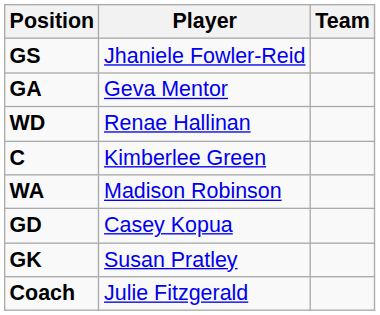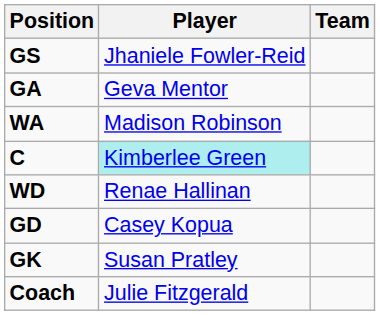rows swapped: (27, 191) <-> (27, 123)
(185, 157) no background -> (185, 157) paleturquoise background
